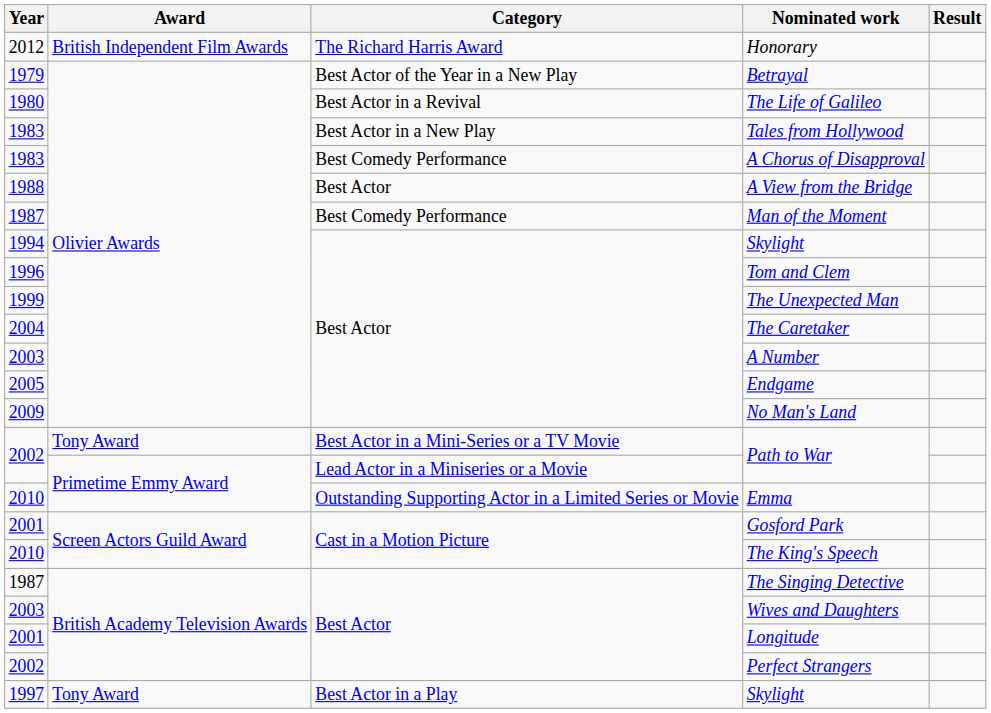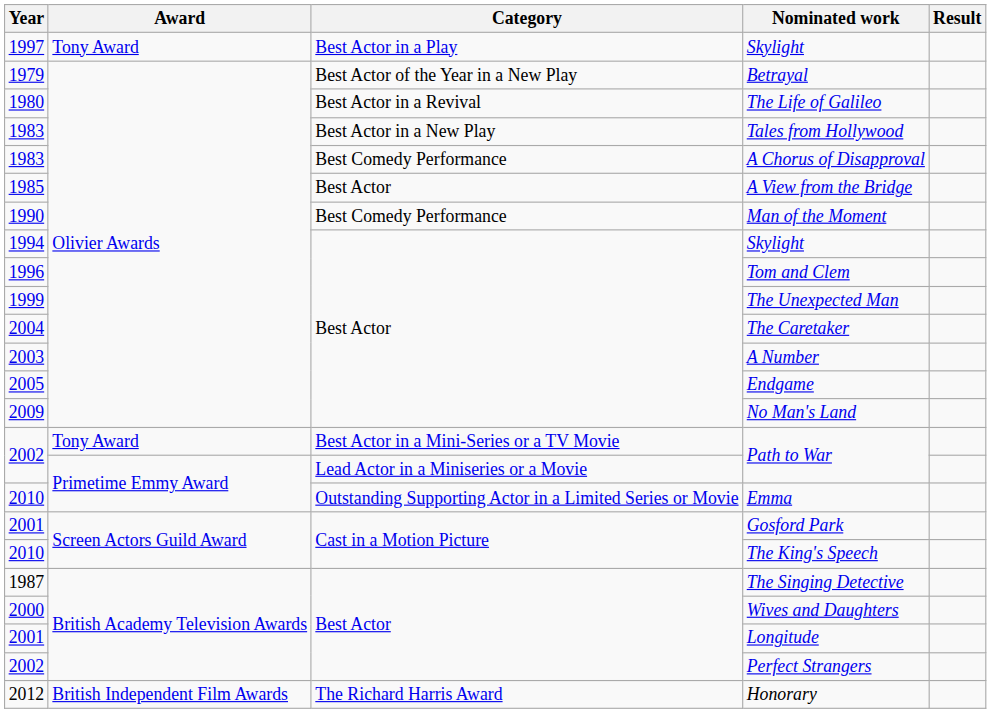rows swapped: (386, 694) <-> (409, 46)
(26, 187) 1988 -> (26, 187) 1985
(26, 215) 1987 -> (26, 215) 1990
(26, 610) 2003 -> (26, 610) 2000
